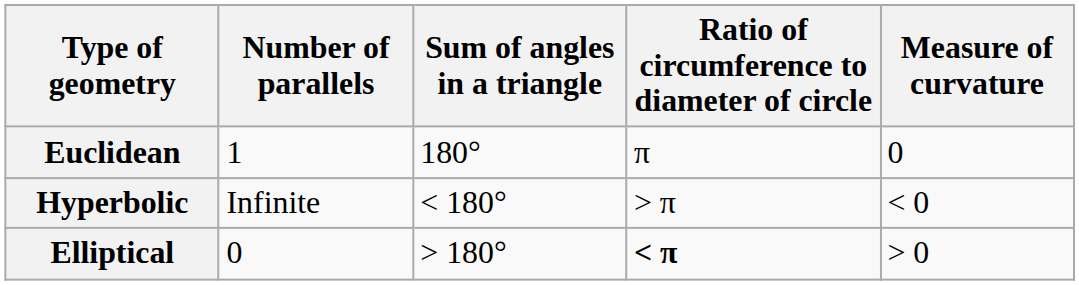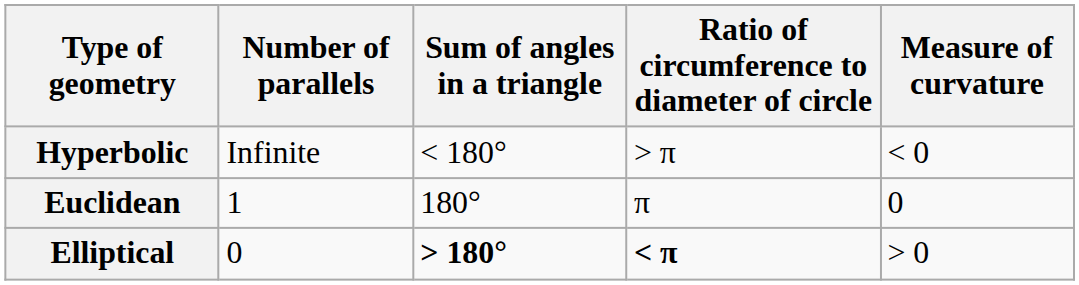rows swapped: (112, 202) <-> (112, 151)
(463, 252) normal -> (464, 252) bold
